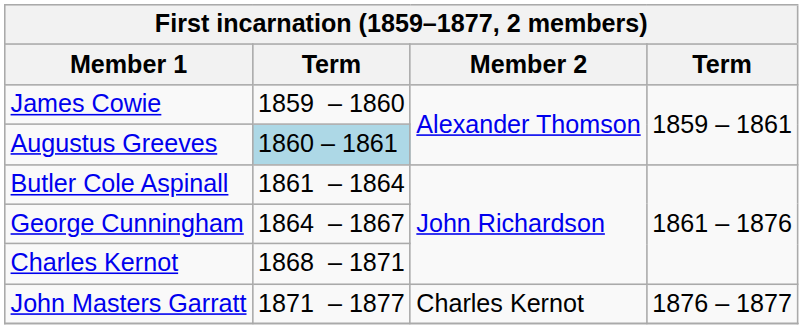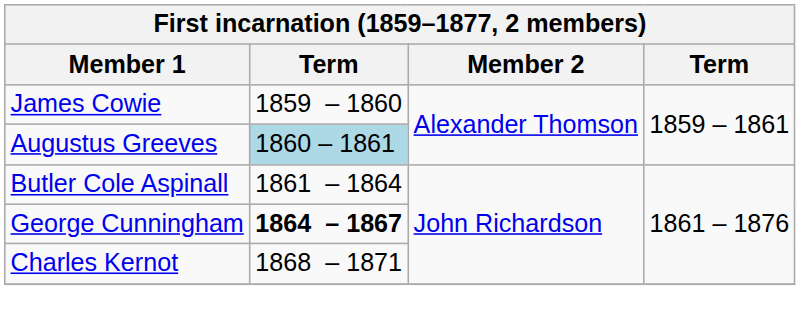(331, 223) normal -> (329, 223) bold
- row: (129, 303)
